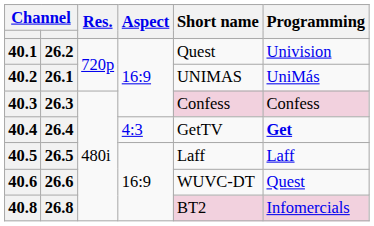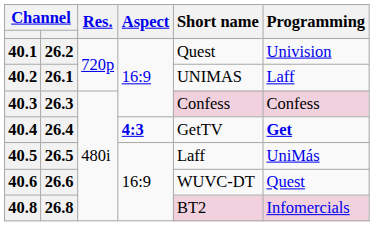(293, 77) UniMás -> (281, 77) Laff
(132, 129) normal -> (133, 129) bold
(281, 155) Laff -> (293, 155) UniMás
